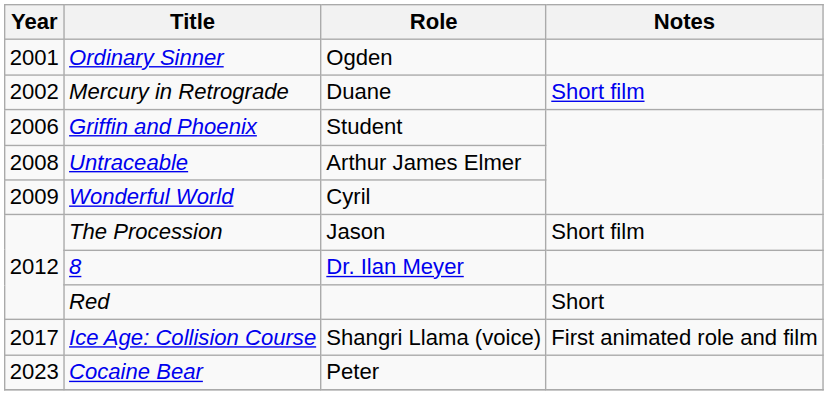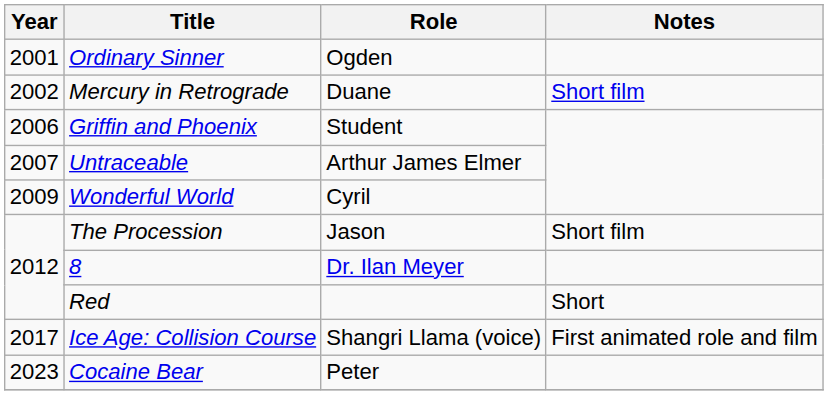(34, 162) 2008 -> (34, 162) 2007
